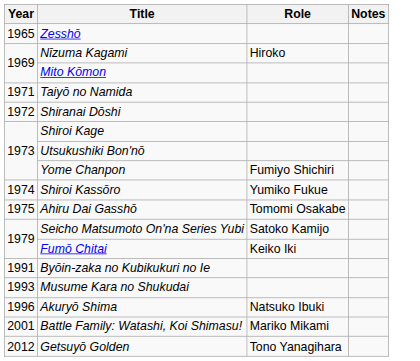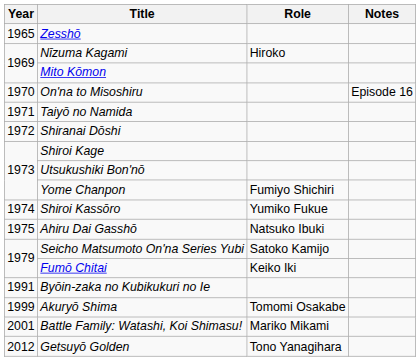+ row: (91, 92)
(298, 209) Tomomi Osakabe -> (287, 229) Natsuko Ibuki
- row: (115, 287)
(21, 307) 1996 -> (21, 307) 1999
(287, 307) Natsuko Ibuki -> (298, 307) Tomomi Osakabe
